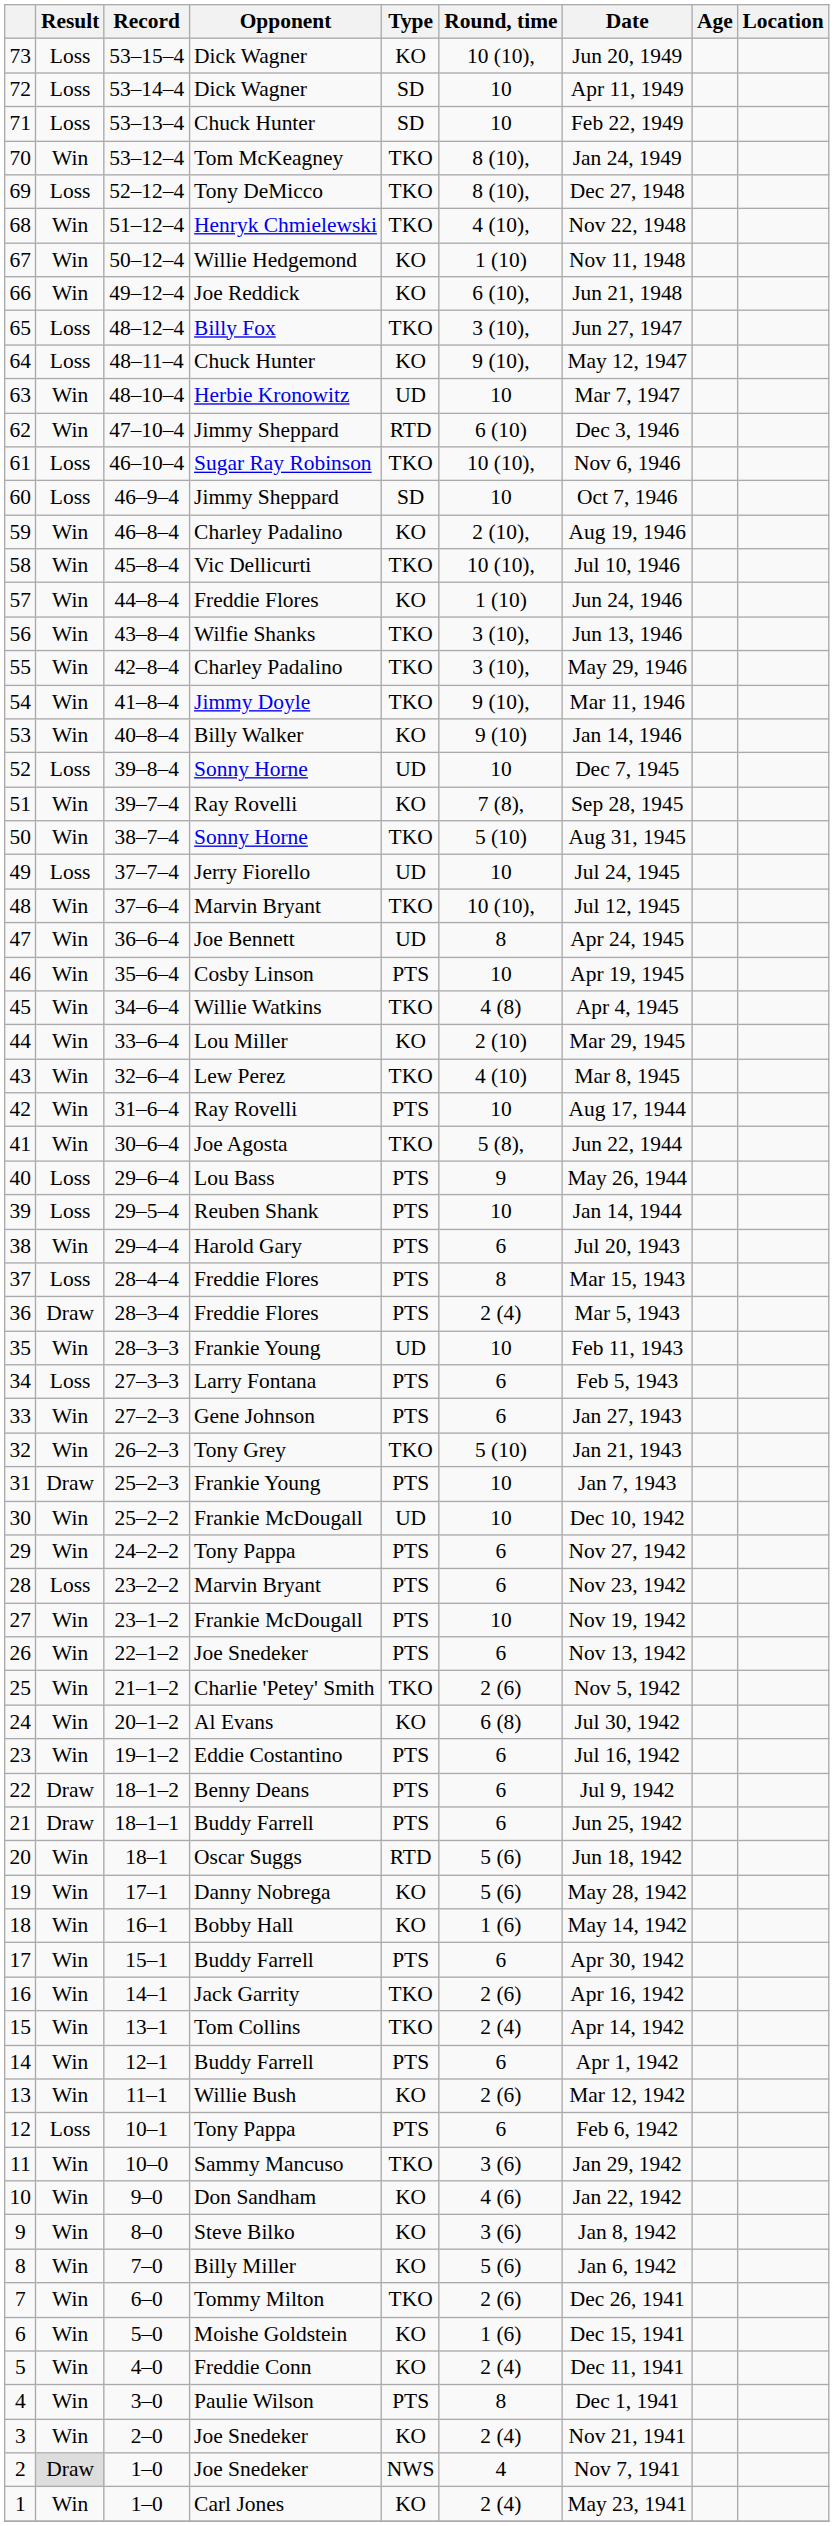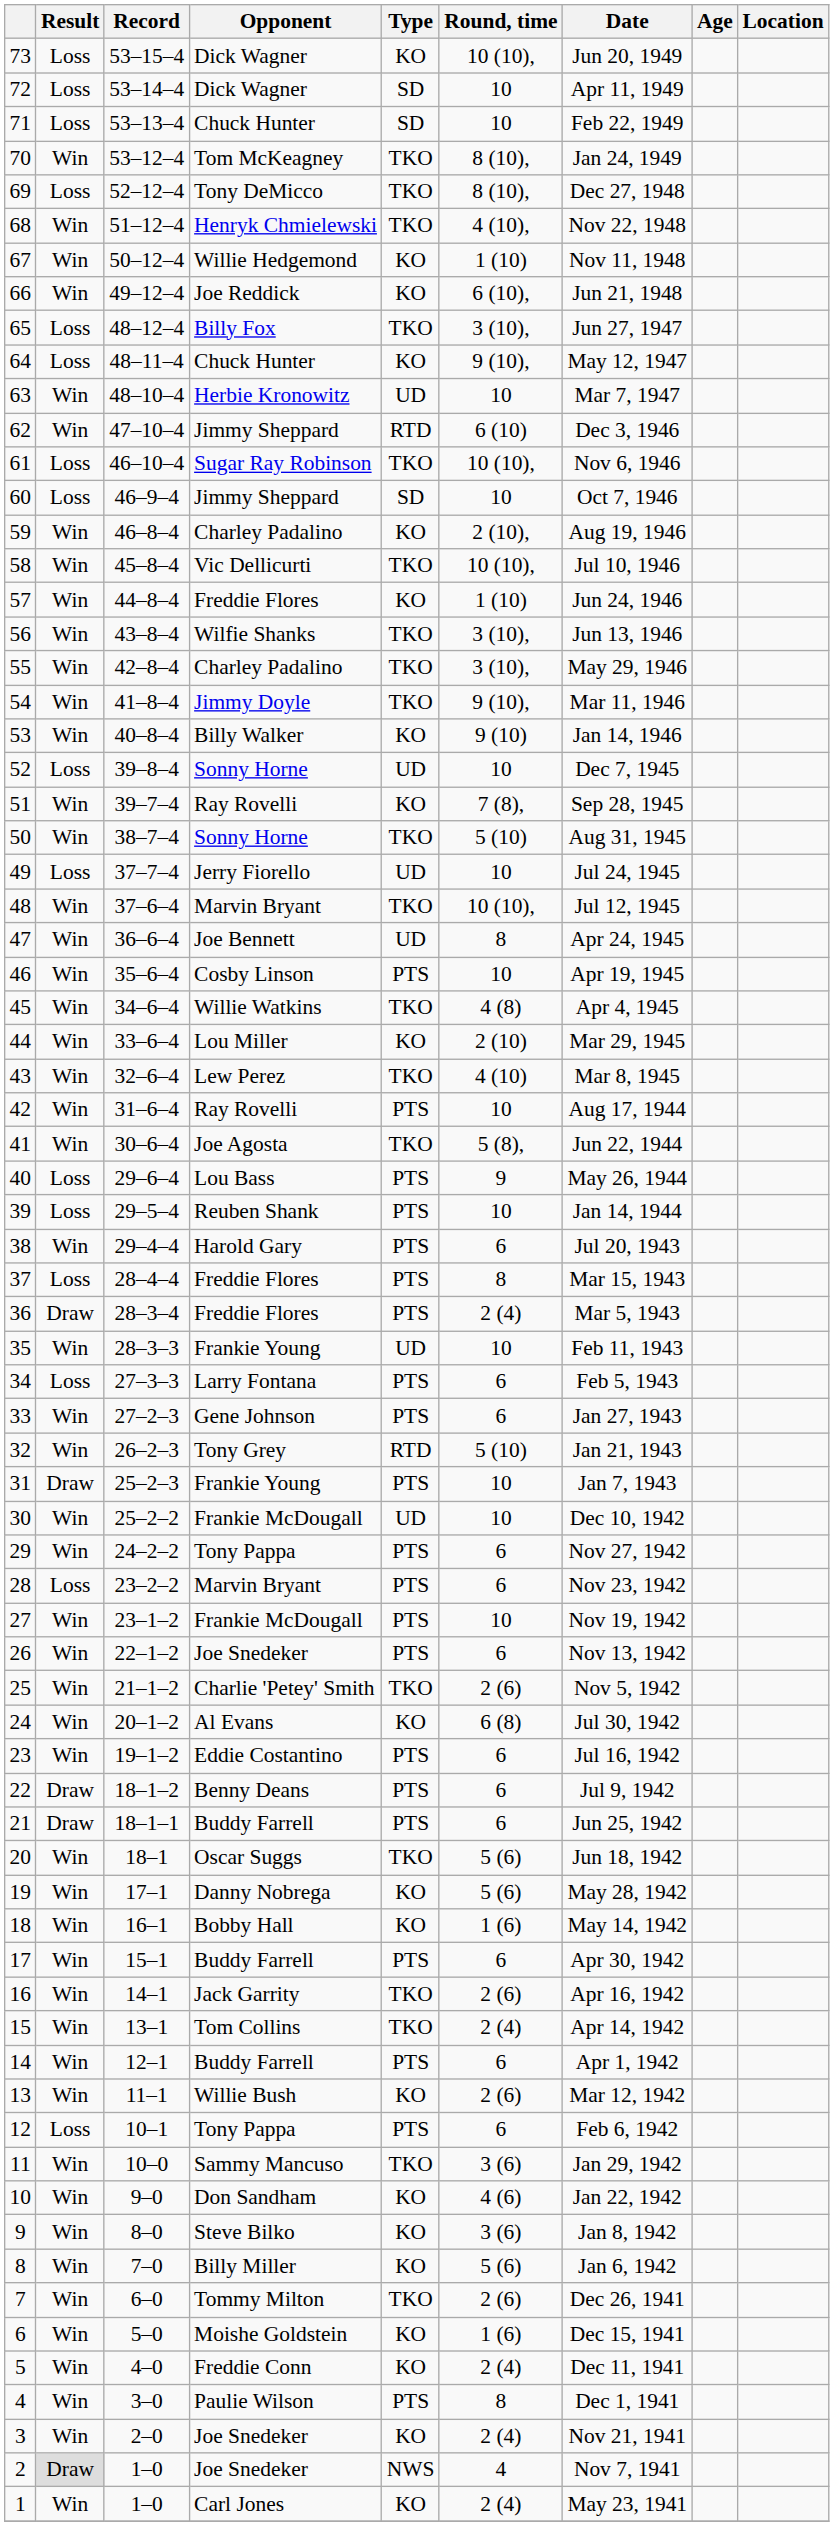(411, 1449) TKO -> (411, 1449) RTD
(411, 1857) RTD -> (411, 1857) TKO
